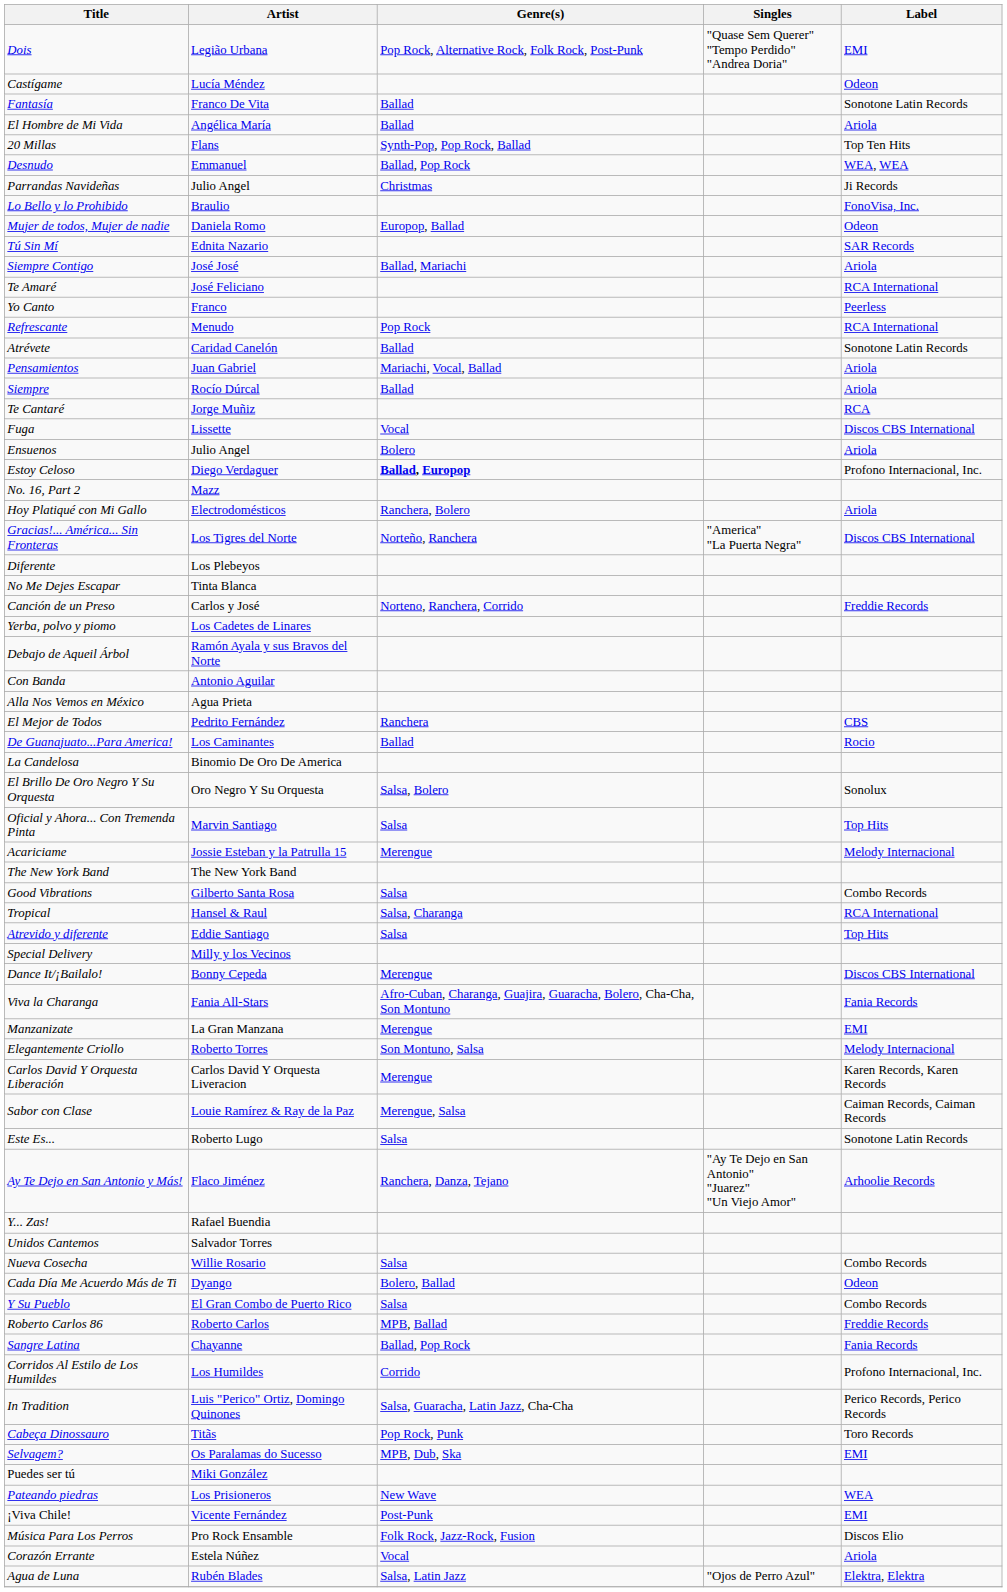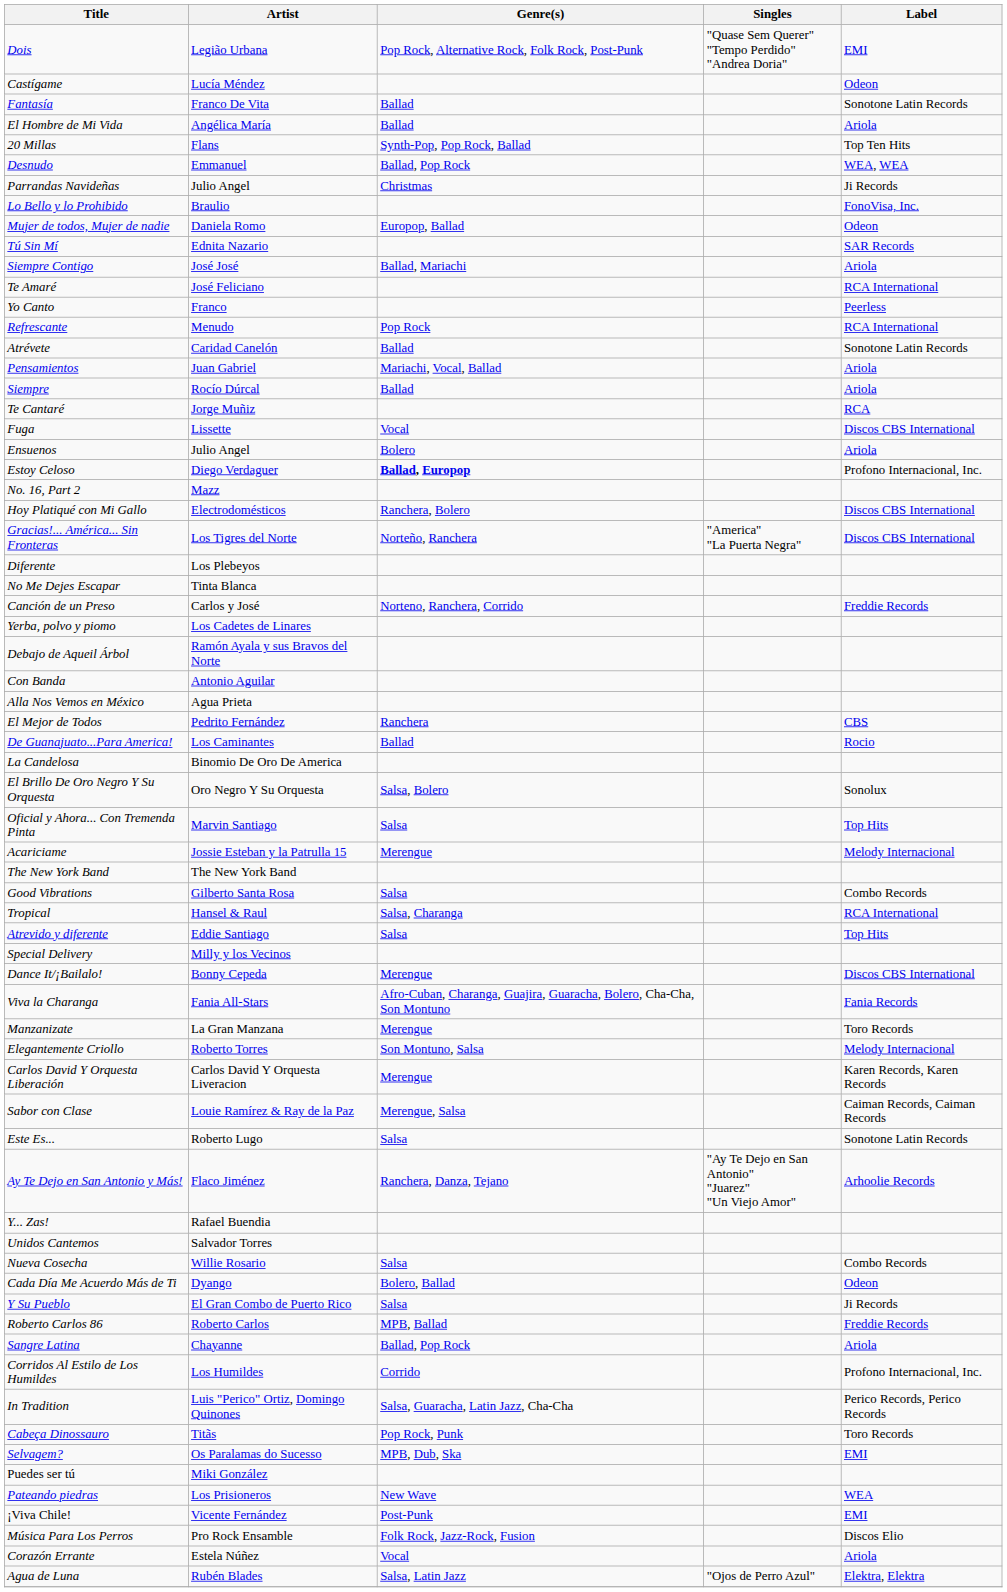(860, 510) Ariola -> (909, 510) Discos CBS International
(856, 1028) EMI -> (879, 1028) Toro Records
(885, 1303) Combo Records -> (871, 1303) Ji Records
(881, 1344) Fania Records -> (860, 1344) Ariola
